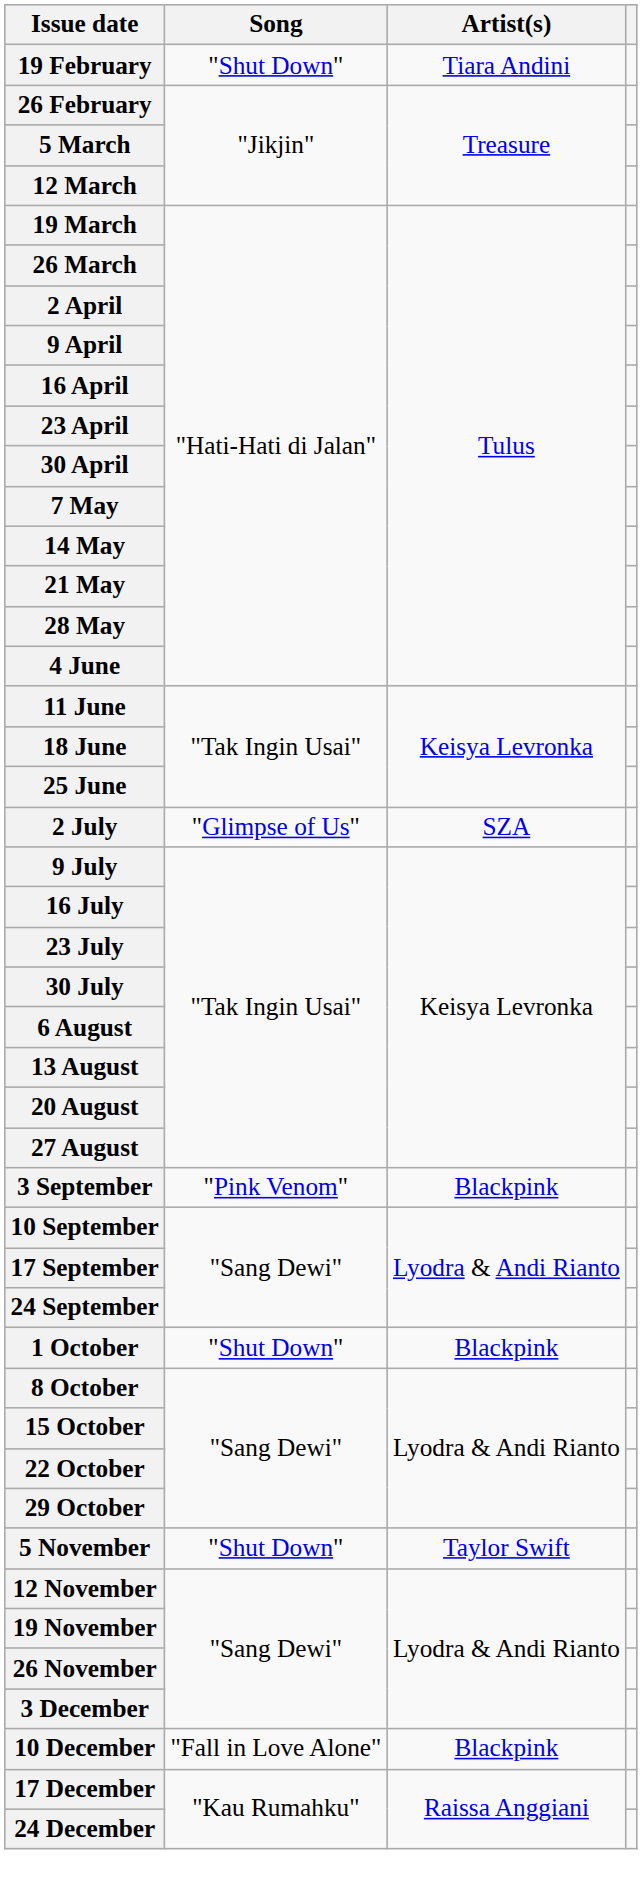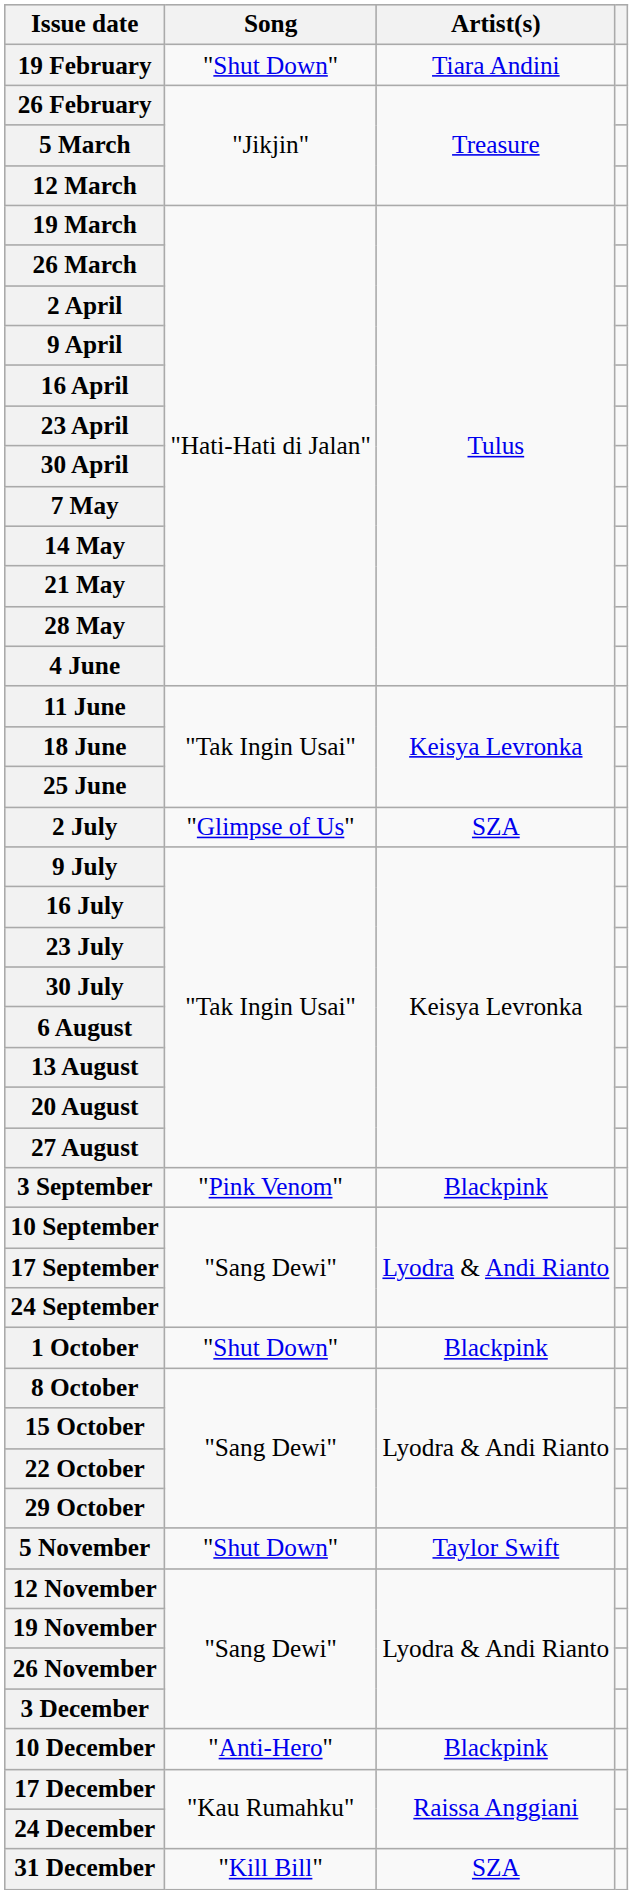(276, 1748) "Fall in Love Alone" -> (271, 1748) "Anti-Hero"
+ row: (85, 1868)
